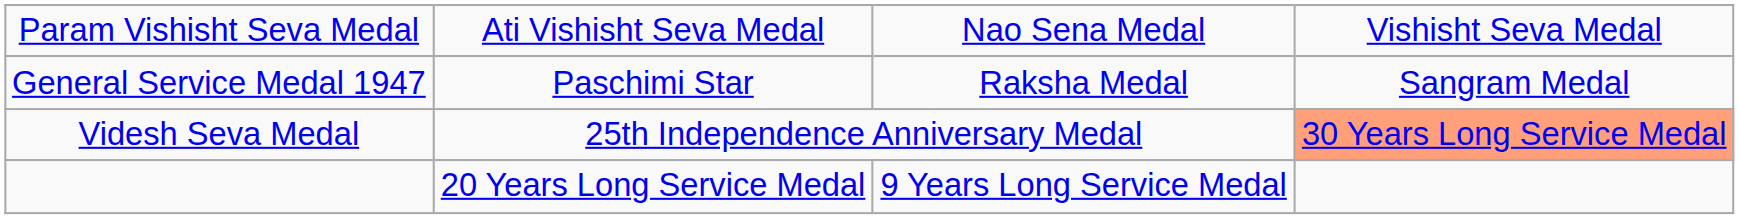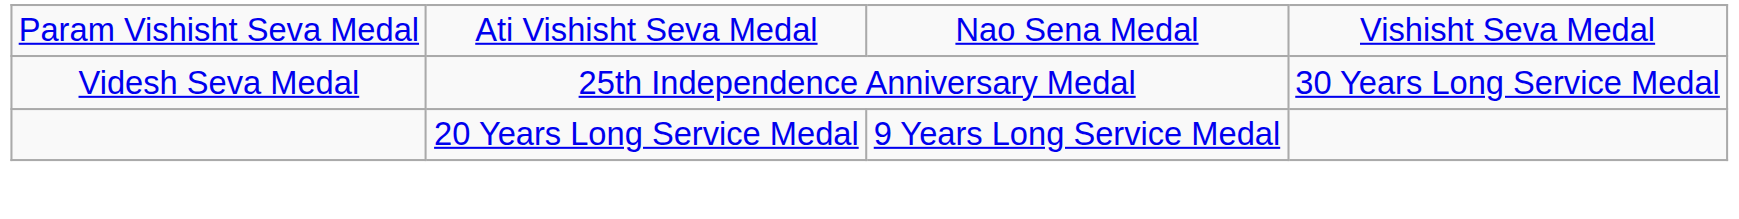- row: (219, 82)
(1514, 133) lightsalmon background -> (1508, 82) no background
